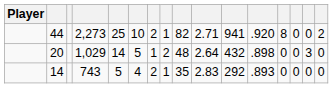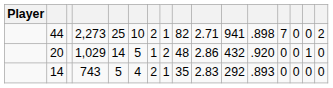(263, 33) .920 -> (263, 33) .898
(284, 33) 8 -> (284, 33) 7
(207, 53) 2.64 -> (207, 53) 2.86
(263, 53) .898 -> (263, 53) .920
(309, 53) 3 -> (309, 53) 1
